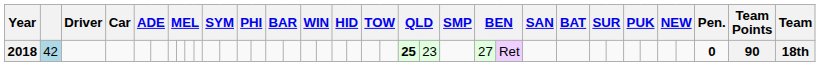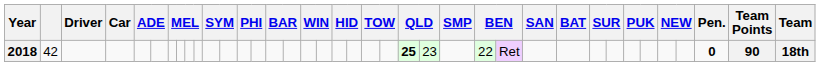(51, 51) lightblue background -> (51, 51) no background
(485, 51) 27 -> (485, 51) 22
